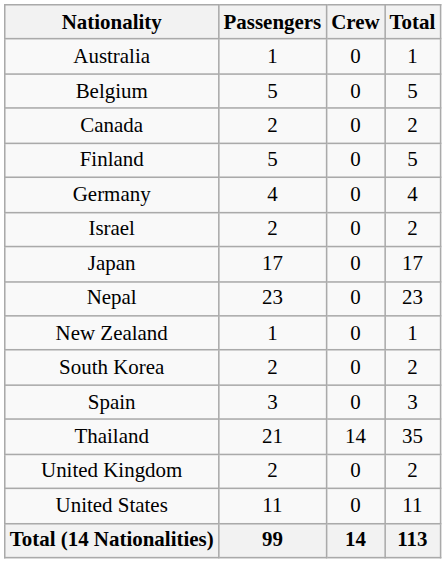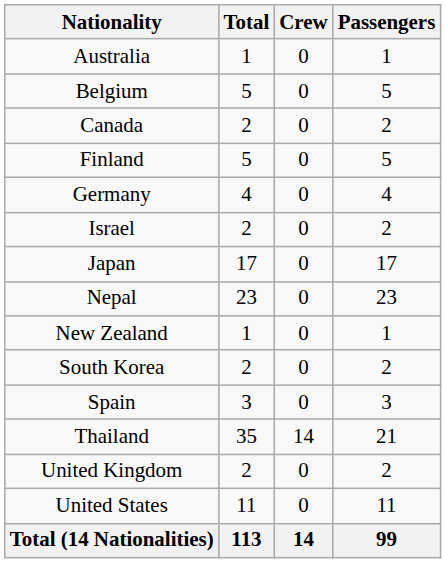columns swapped: (272, 21) <-> (412, 21)
